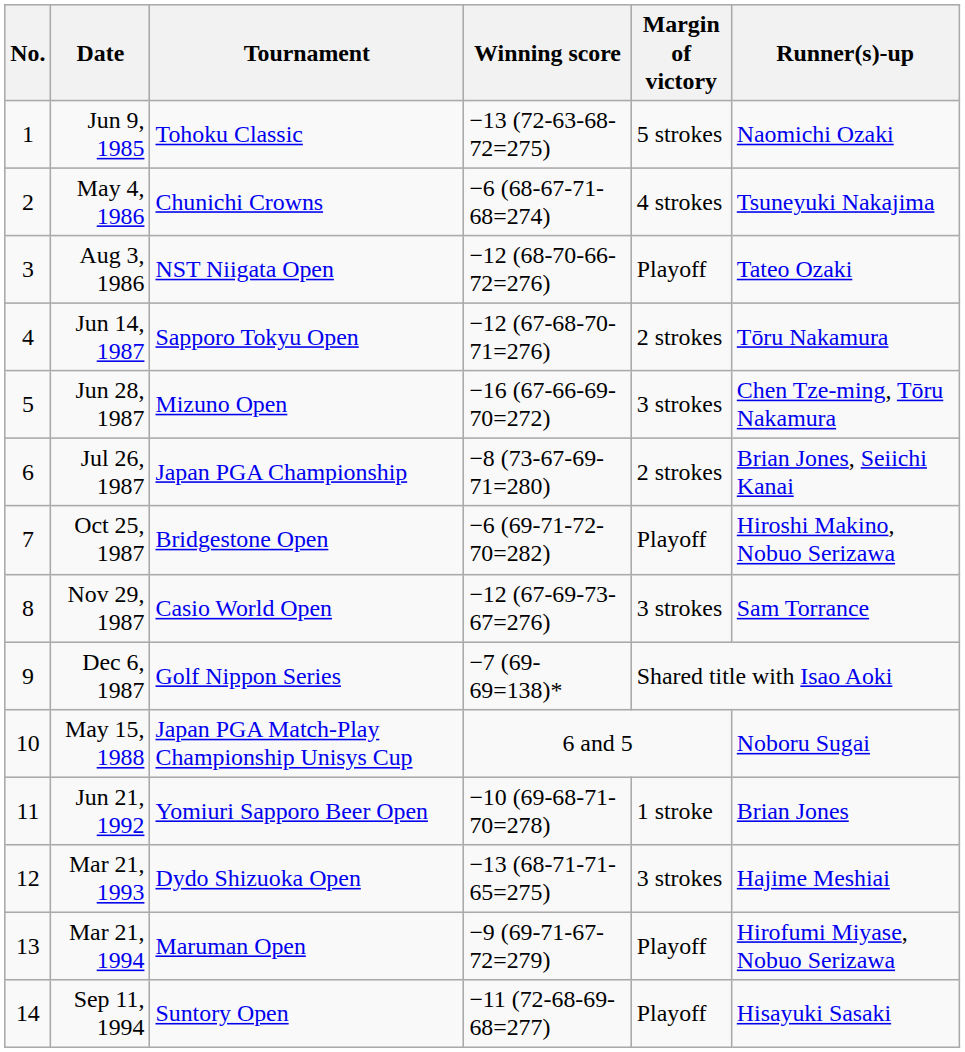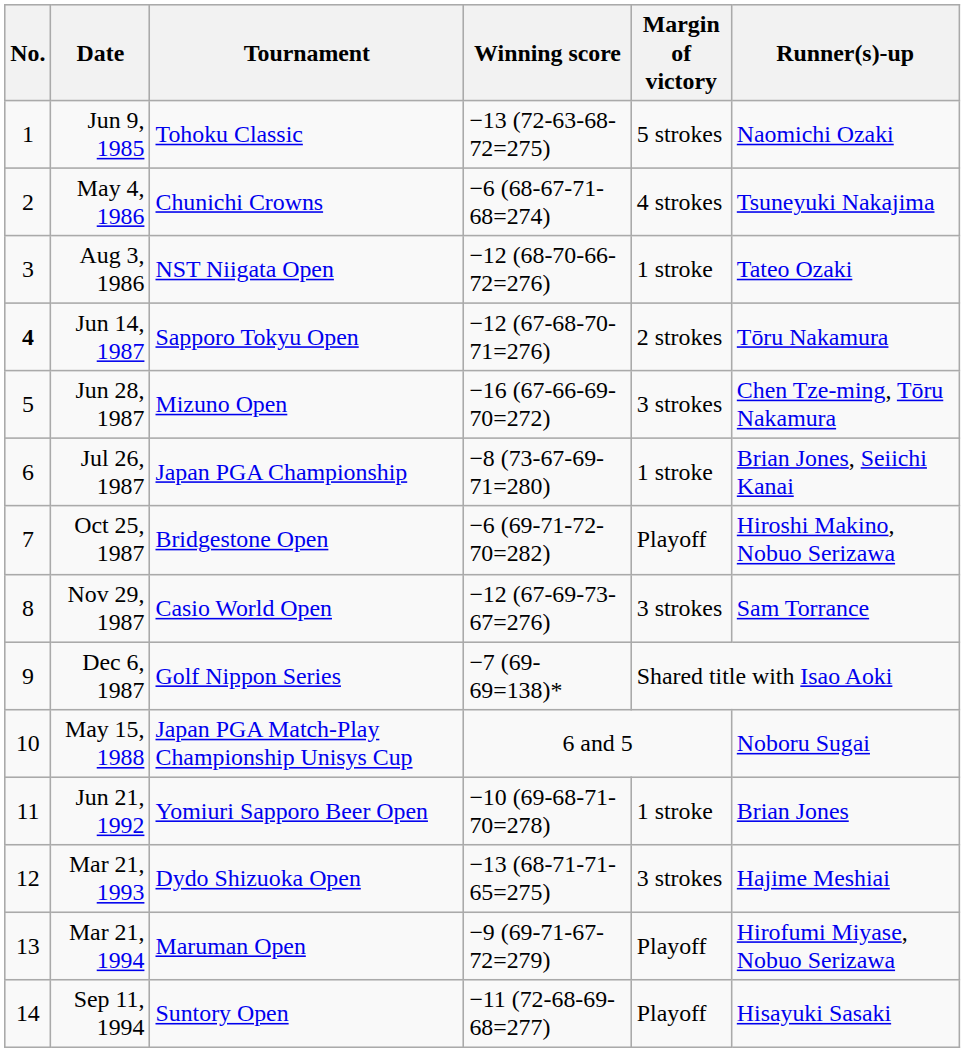(672, 269) Playoff -> (675, 269) 1 stroke
(28, 337) normal -> (28, 337) bold
(679, 472) 2 strokes -> (675, 472) 1 stroke
